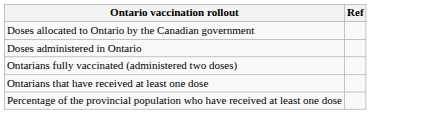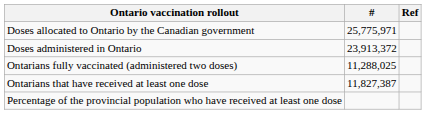+ column: (372, 13)
